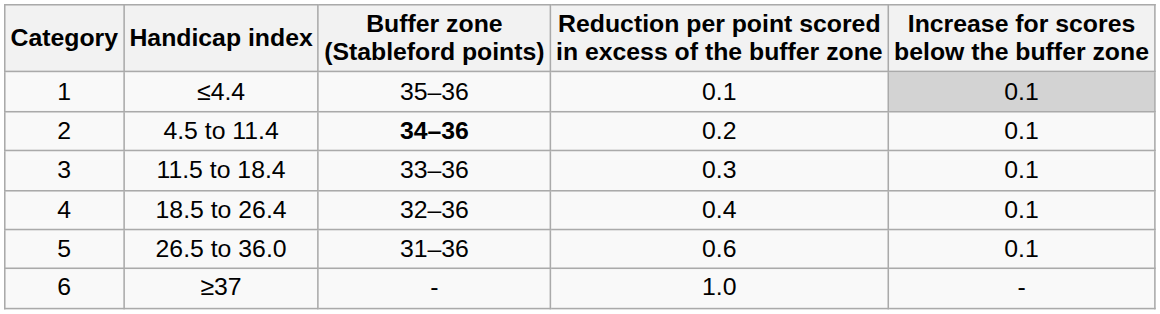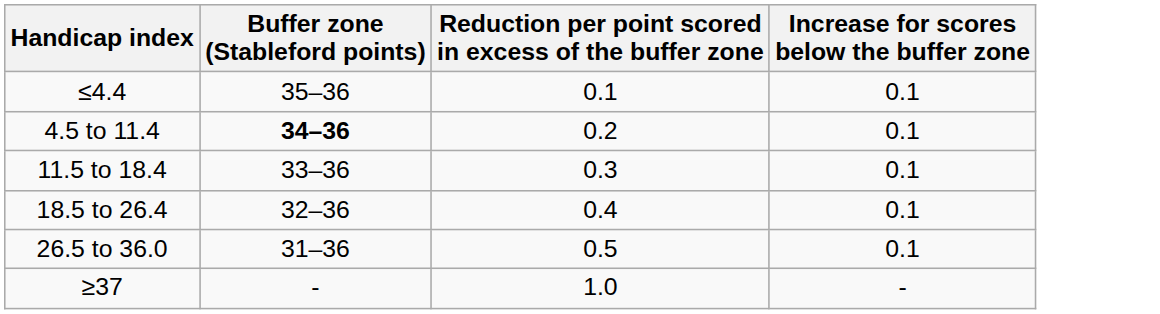- column: (64, 38)
(1022, 91) lightgrey background -> (903, 91) no background
(719, 248) 0.6 -> (600, 248) 0.5
